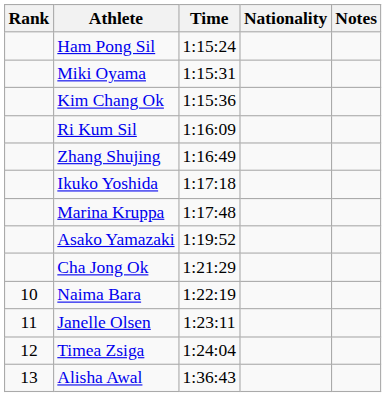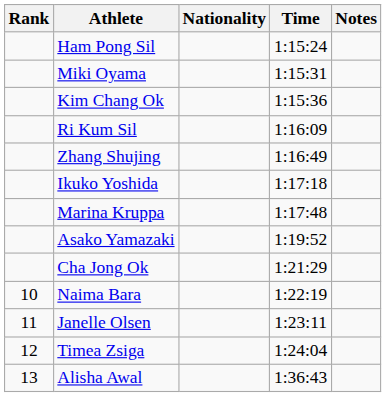columns swapped: (286, 18) <-> (209, 18)
